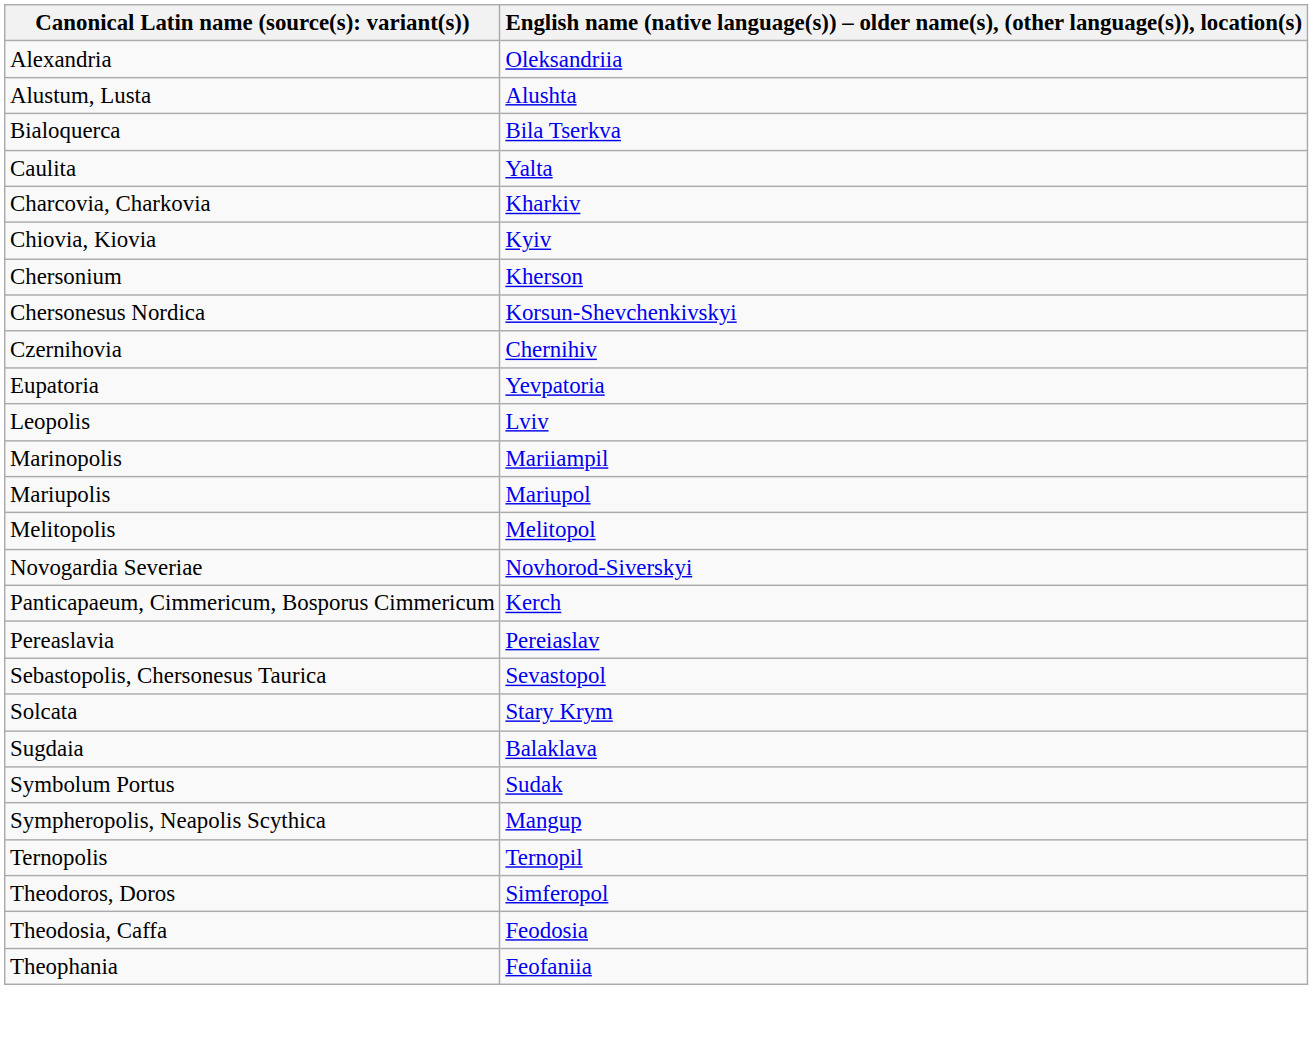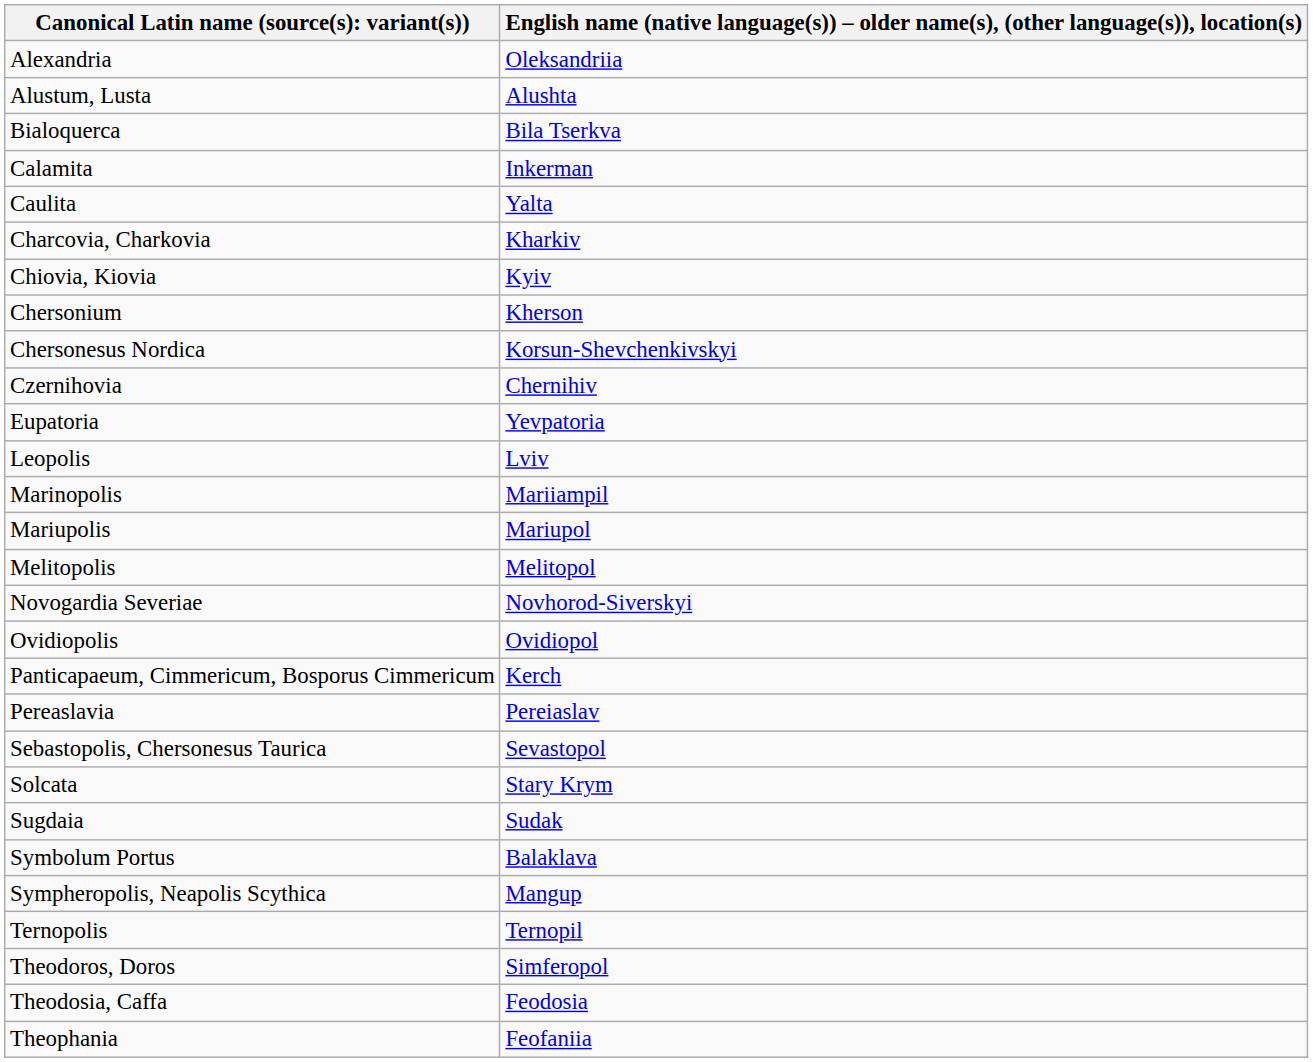+ row: (51, 167)
+ row: (64, 639)
(551, 748) Balaklava -> (534, 820) Sudak
(534, 784) Sudak -> (551, 857) Balaklava
